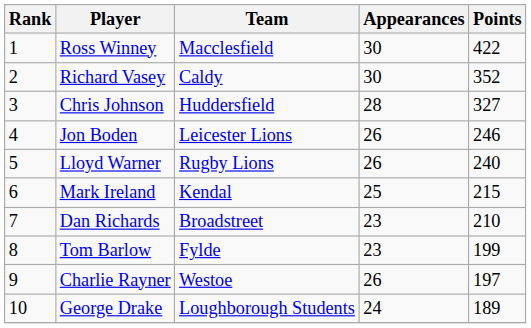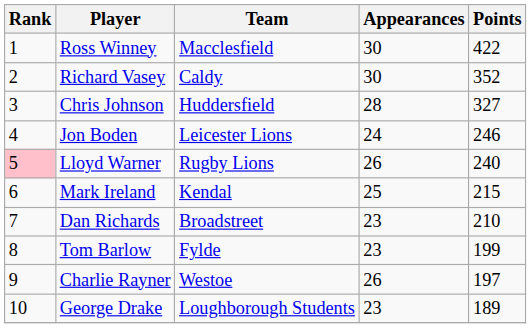(372, 134) 26 -> (372, 134) 24
(13, 163) no background -> (13, 163) pink background
(372, 308) 24 -> (372, 308) 23
